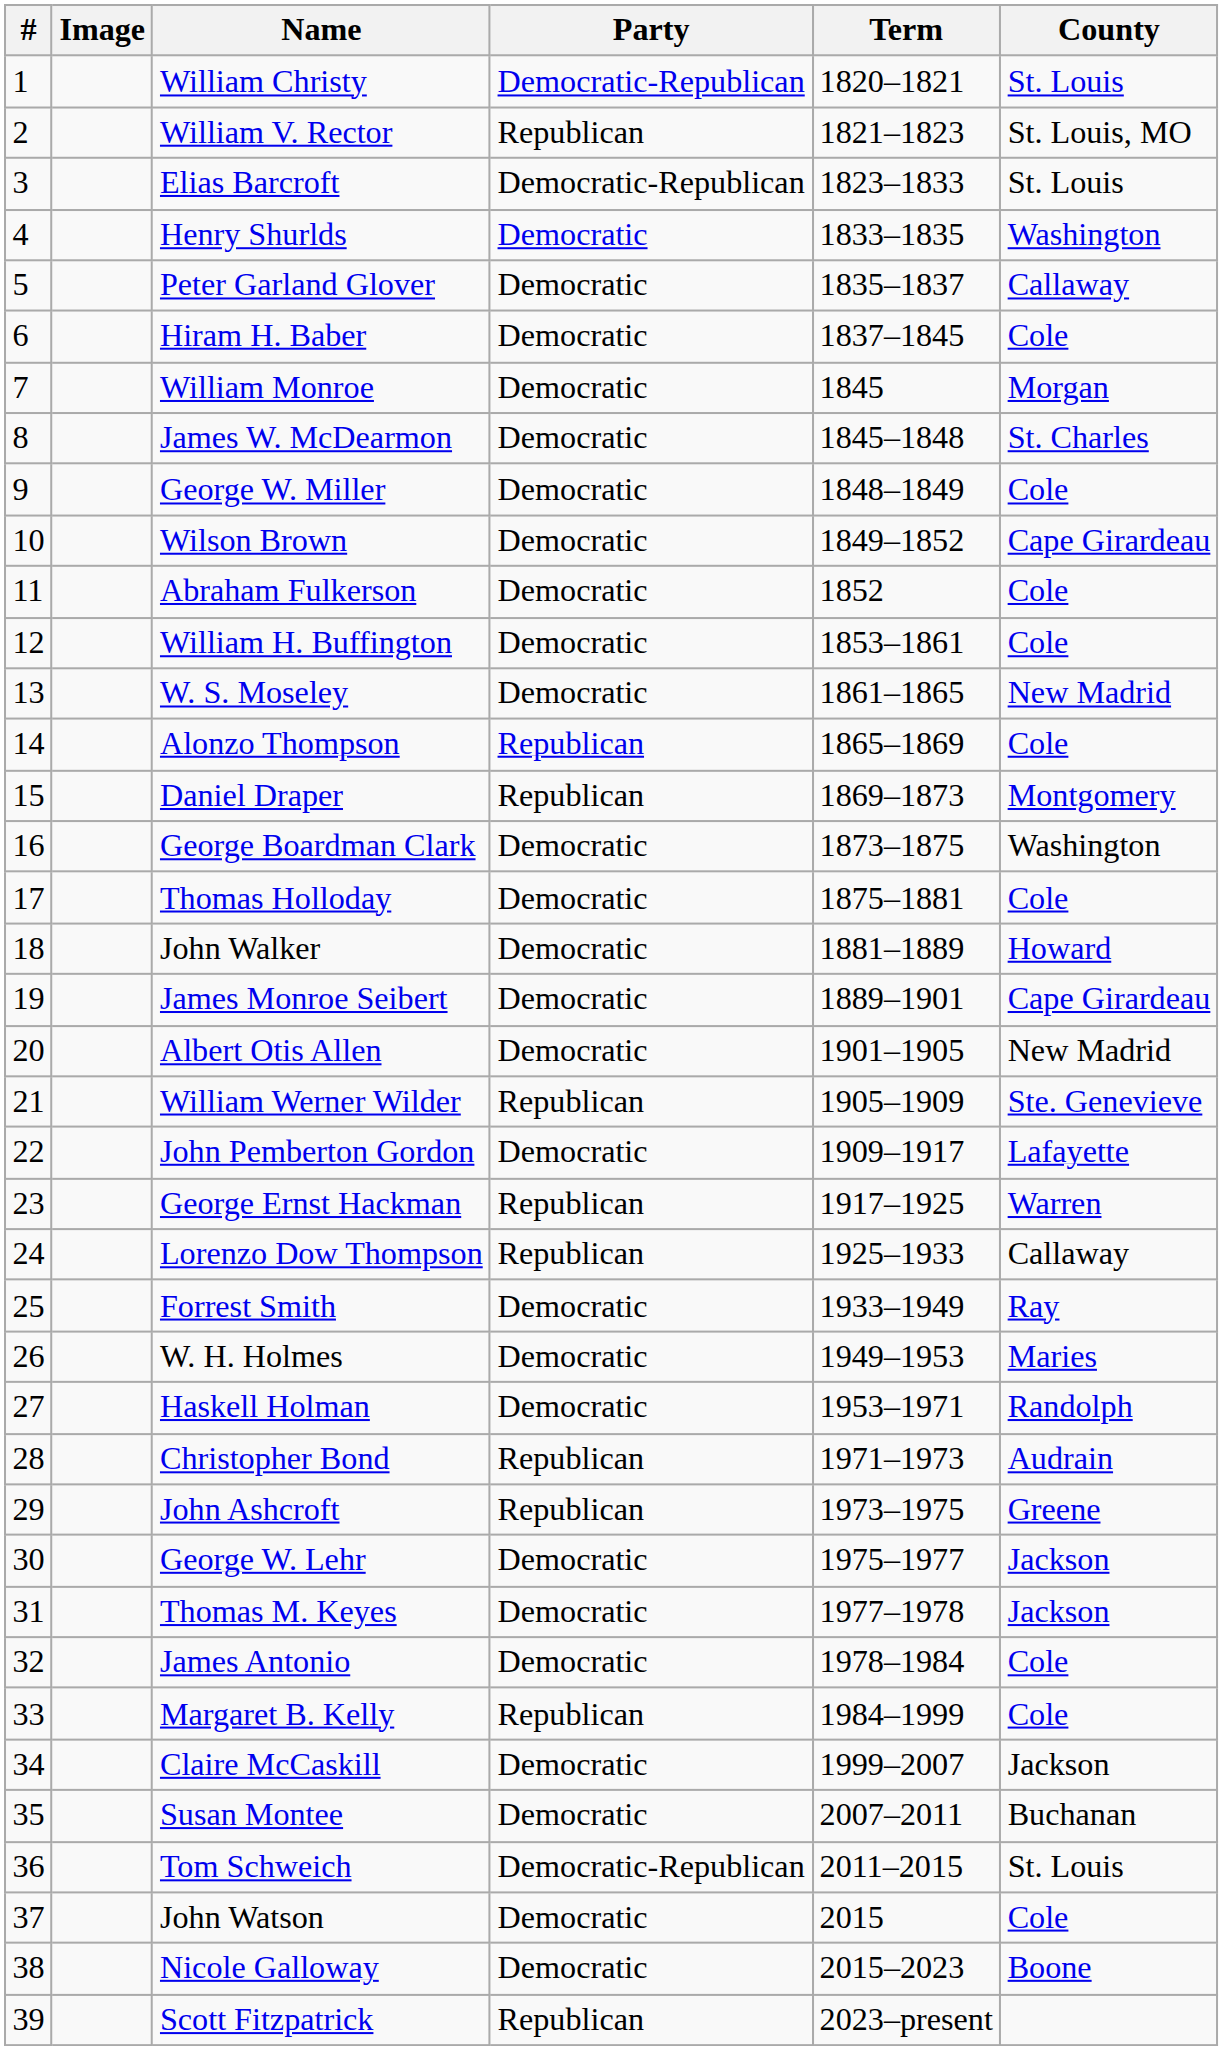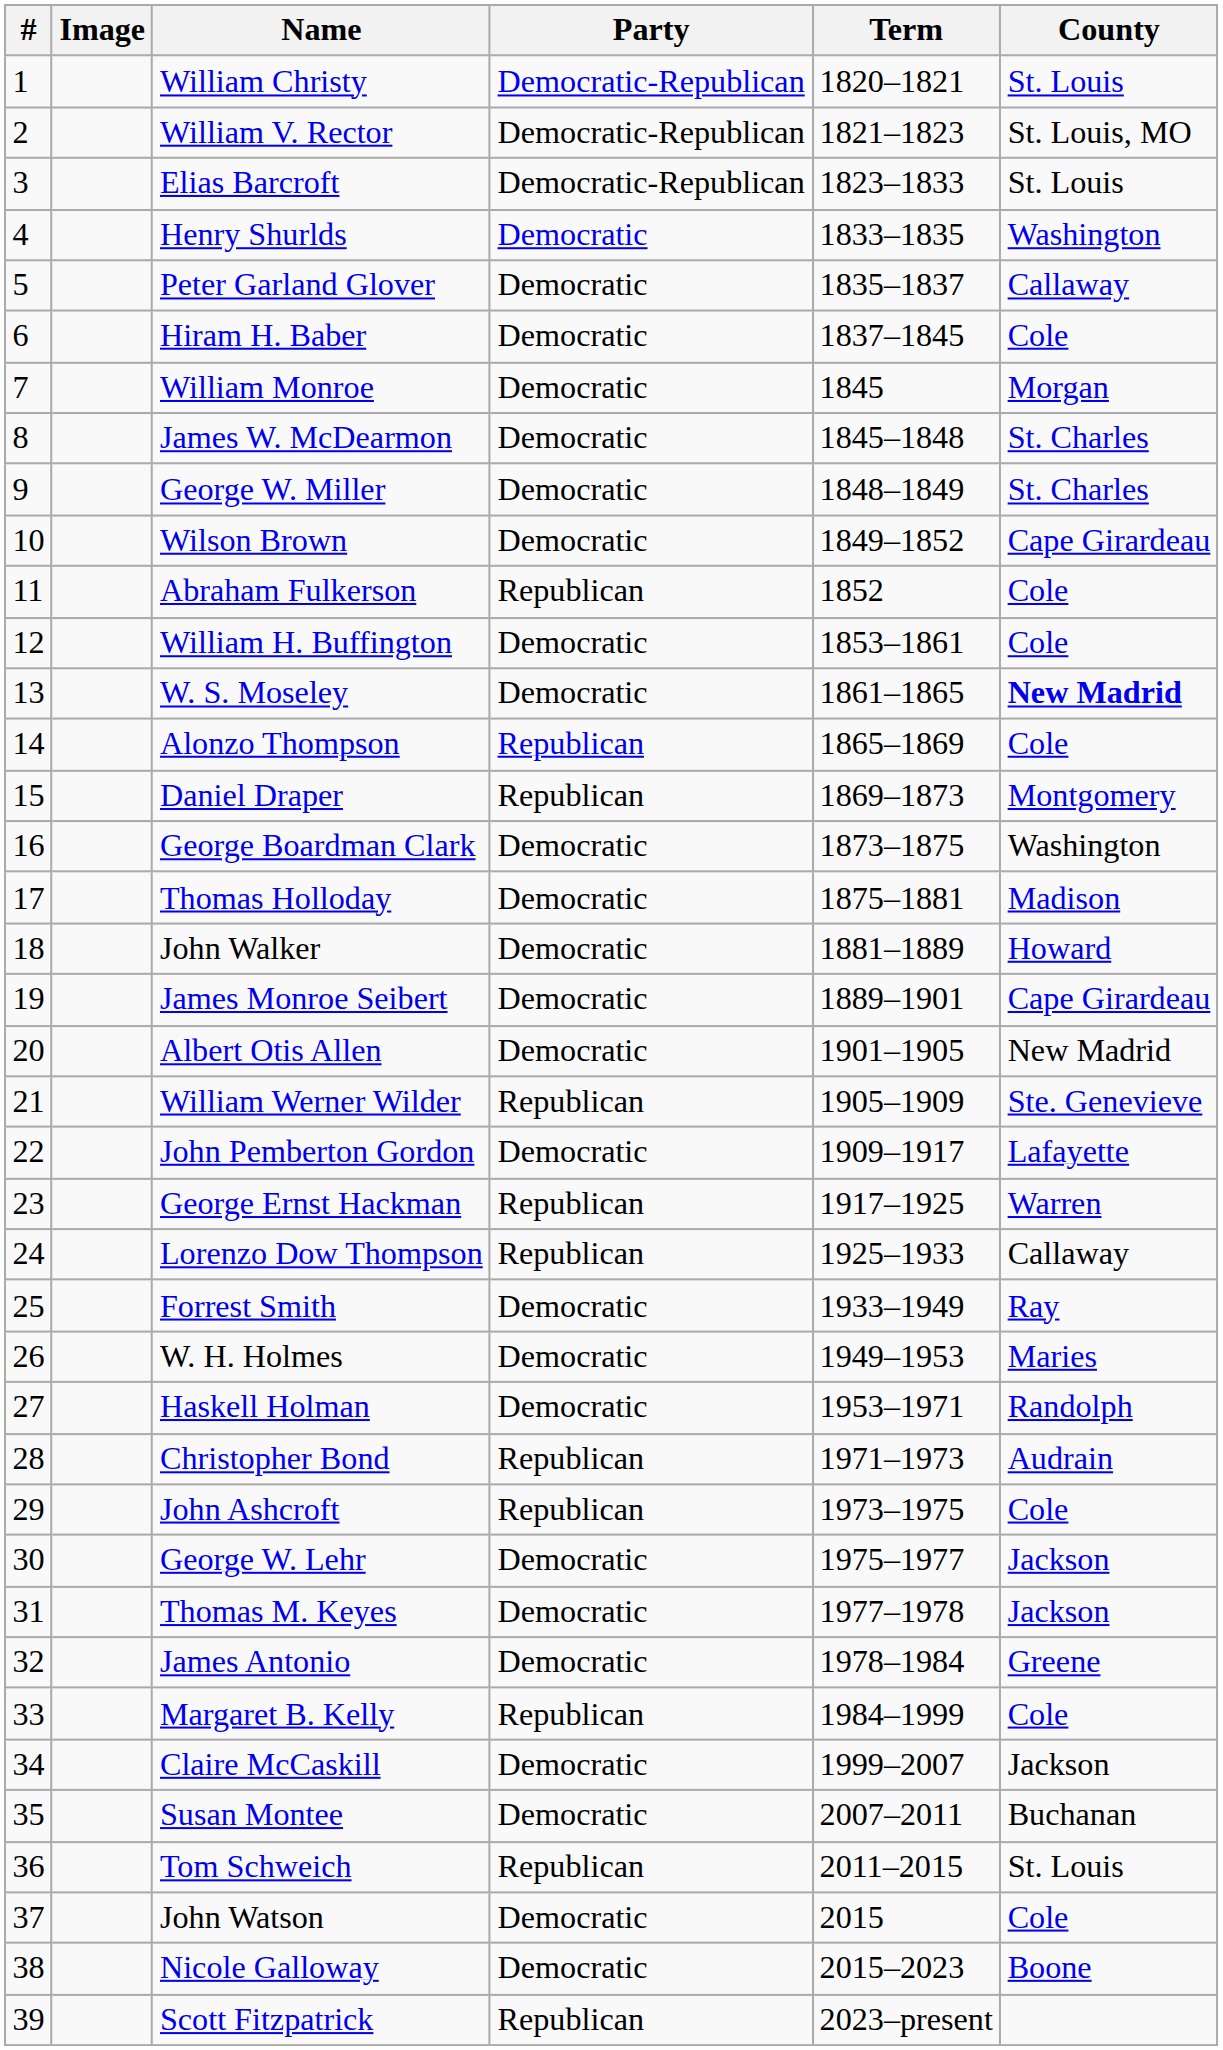(571, 132) Republican -> (651, 132) Democratic-Republican
(1038, 489) Cole -> (1078, 489) St. Charles
(573, 591) Democratic -> (571, 591) Republican
(1089, 693) normal -> (1095, 693) bold
(1038, 897) Cole -> (1064, 897) Madison
(1054, 1509) Greene -> (1038, 1509) Cole
(1038, 1662) Cole -> (1054, 1662) Greene
(651, 1866) Democratic-Republican -> (571, 1866) Republican
